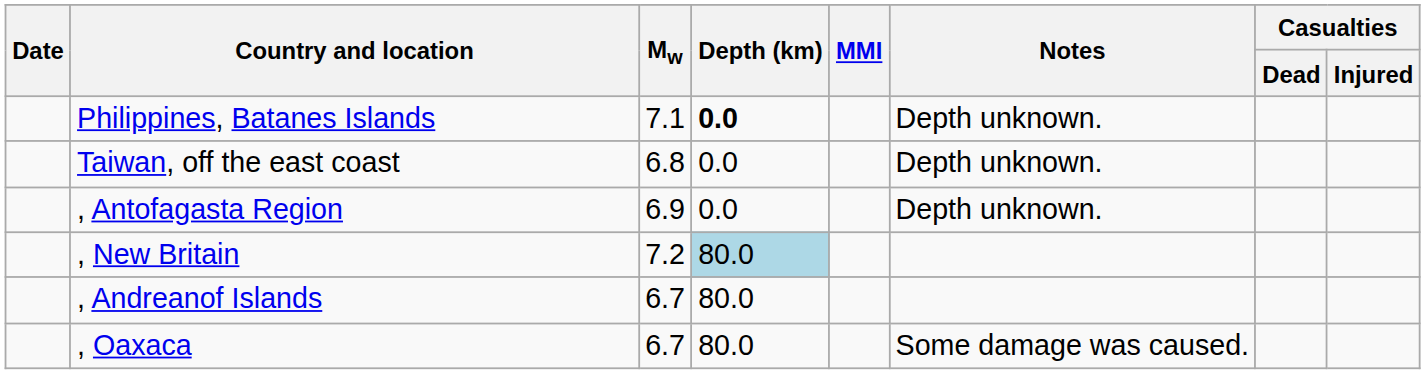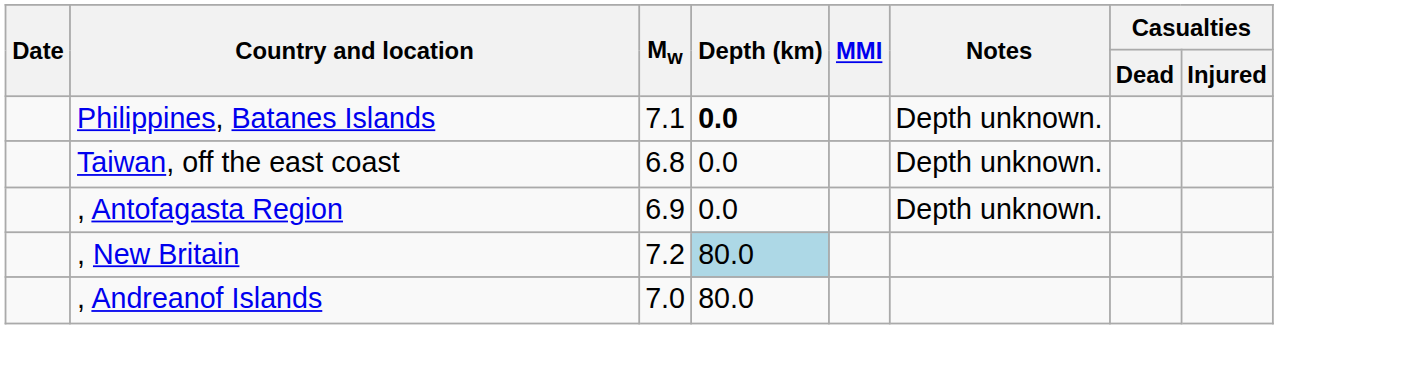(665, 299) 6.7 -> (665, 299) 7.0
- row: (134, 345)
